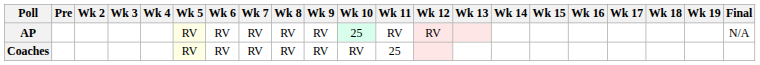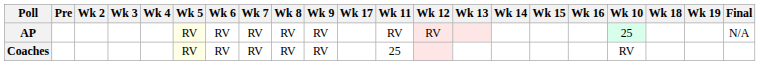columns swapped: (356, 13) <-> (627, 13)
